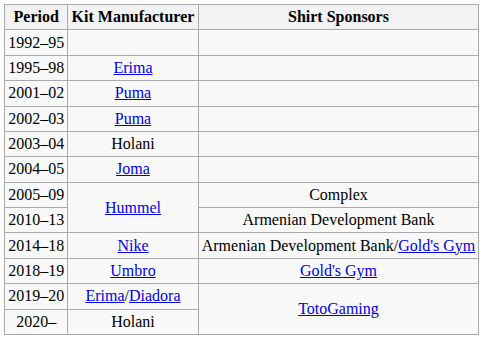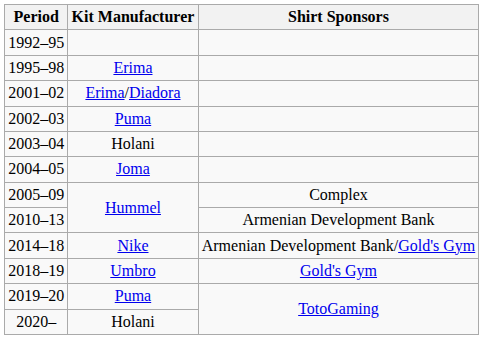(133, 93) Puma -> (133, 93) Erima/Diadora
(133, 296) Erima/Diadora -> (133, 296) Puma
